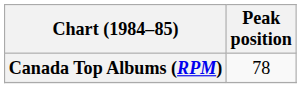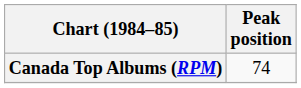(261, 67) 78 -> (261, 67) 74
